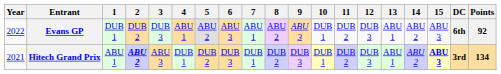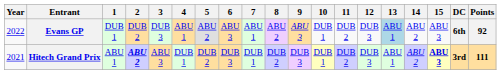(392, 31) no background -> (392, 31) lightblue background
(482, 56) 134 -> (482, 56) 111
